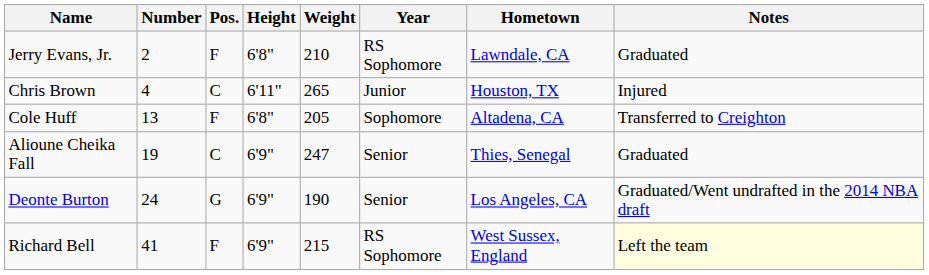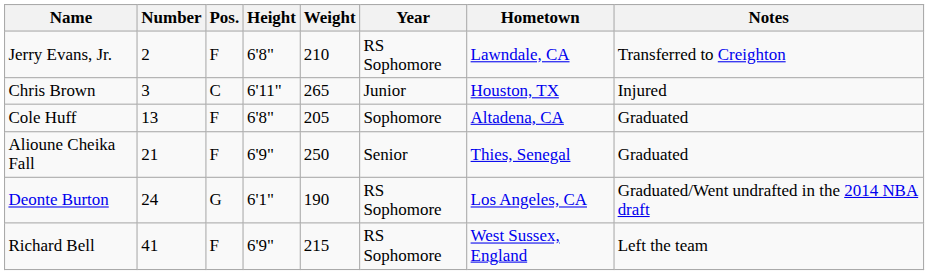(653, 54) Graduated -> (702, 54) Transferred to Creighton
(146, 90) 4 -> (146, 90) 3
(702, 117) Transferred to Creighton -> (653, 117) Graduated
(150, 154) 19 -> (150, 154) 21
(215, 154) C -> (214, 154) F
(316, 154) 247 -> (316, 154) 250
(260, 200) 6'9" -> (260, 200) 6'1"
(386, 200) Senior -> (402, 200) RS Sophomore
(663, 246) lightyellow background -> (663, 246) no background
